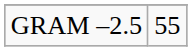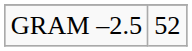(167, 25) 55 -> (167, 25) 52
